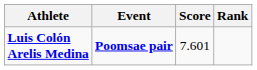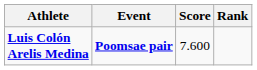(195, 45) 7.601 -> (195, 45) 7.600
